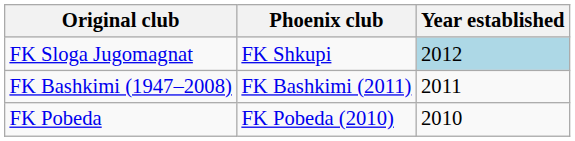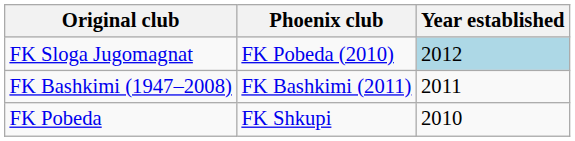(286, 53) FK Shkupi -> (318, 53) FK Pobeda (2010)
(318, 119) FK Pobeda (2010) -> (286, 119) FK Shkupi
